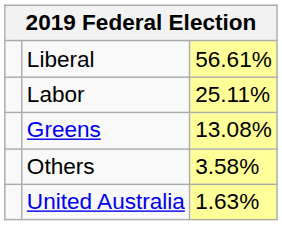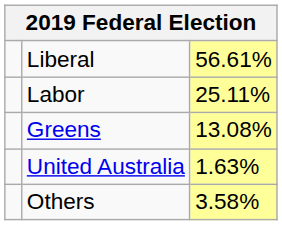rows swapped: (106, 201) <-> (61, 166)
